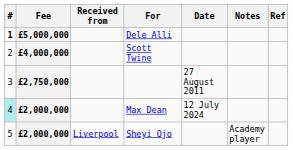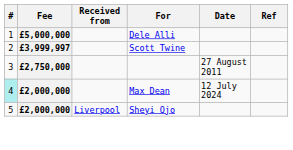- column: (248, 16)
(10, 35) bold -> (11, 35) normal
(43, 53) £4,000,000 -> (45, 49) £3,999,997
